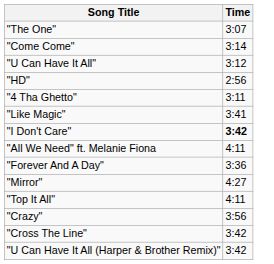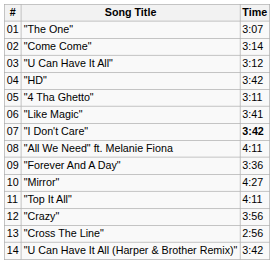+ column: (13, 13)
(236, 81) 2:56 -> (253, 81) 3:42
(236, 234) 3:42 -> (253, 234) 2:56
